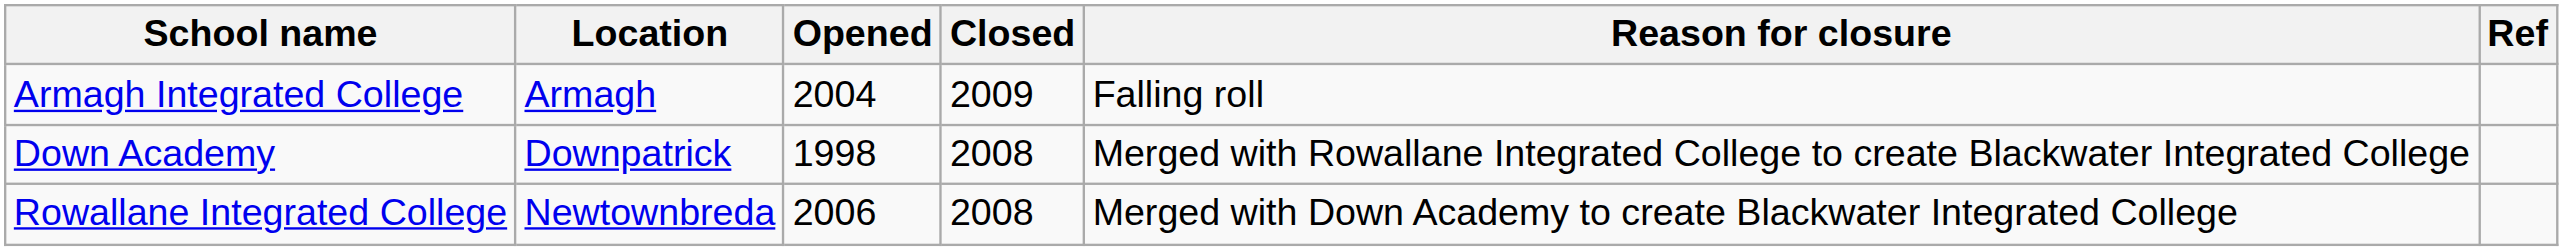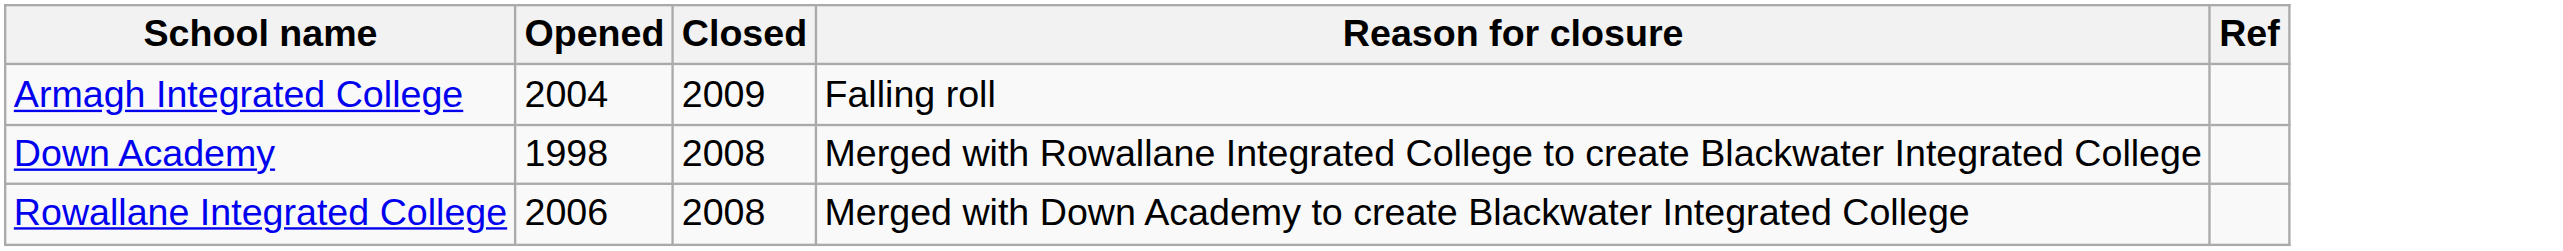- column: (650, 34)
